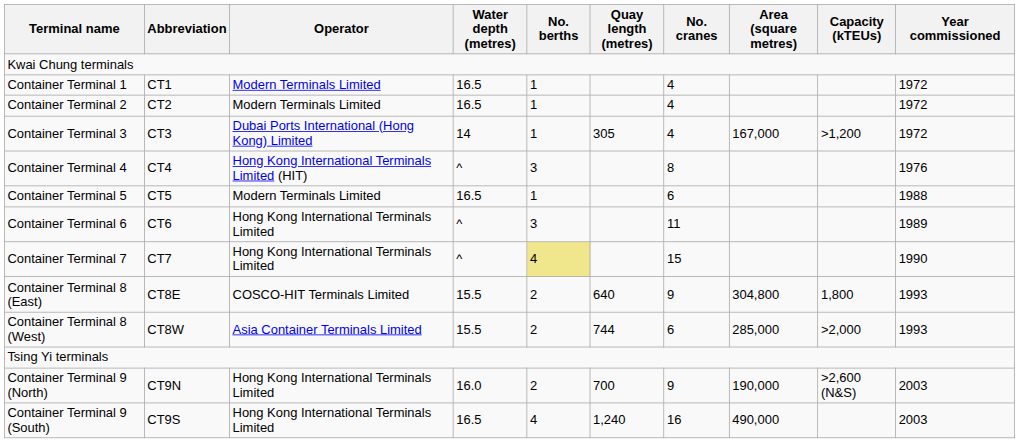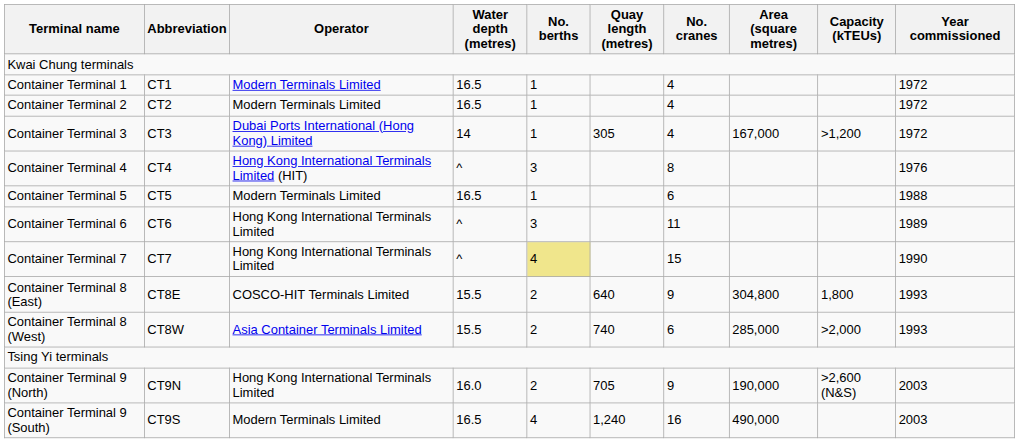(604, 329) 744 -> (604, 329) 740
(604, 385) 700 -> (604, 385) 705
(332, 420) Hong Kong International Terminals Limited -> (307, 420) Modern Terminals Limited
